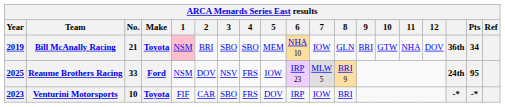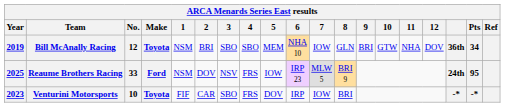(133, 47) 21 -> (133, 47) 12
(183, 47) pink background -> (183, 47) no background
